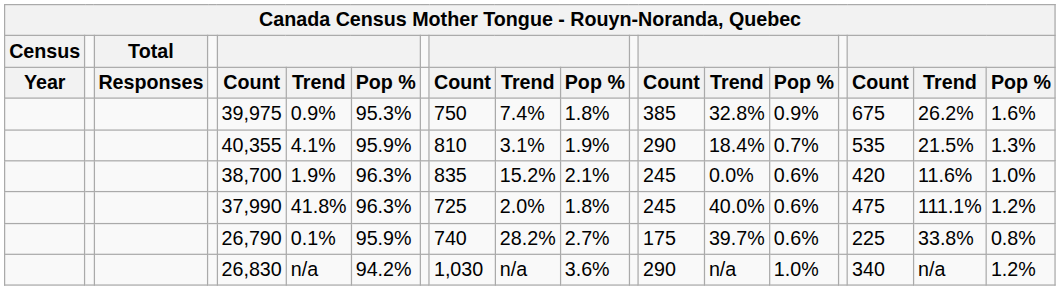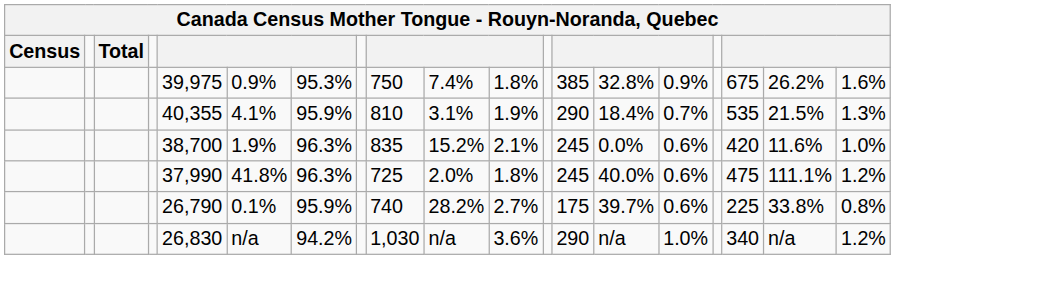- row: (45, 82)
